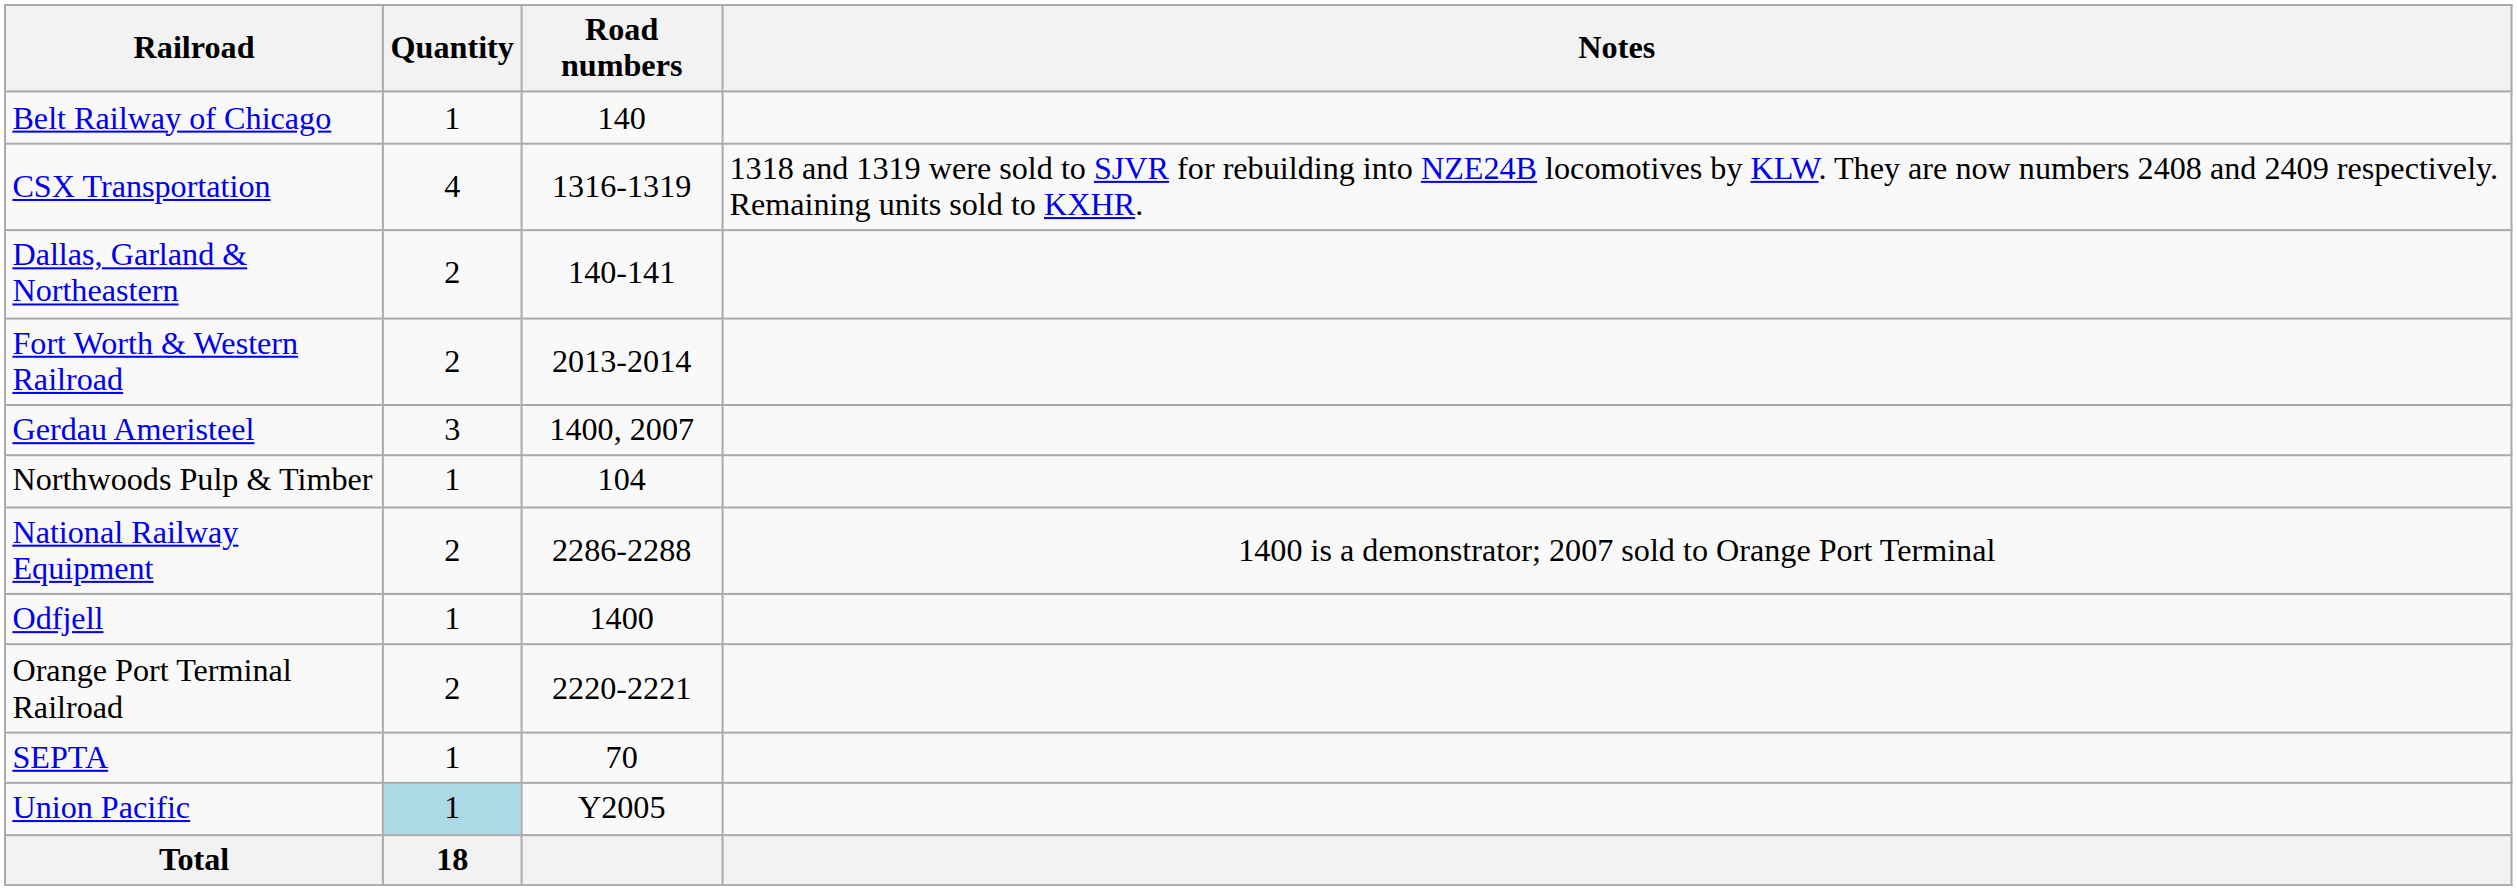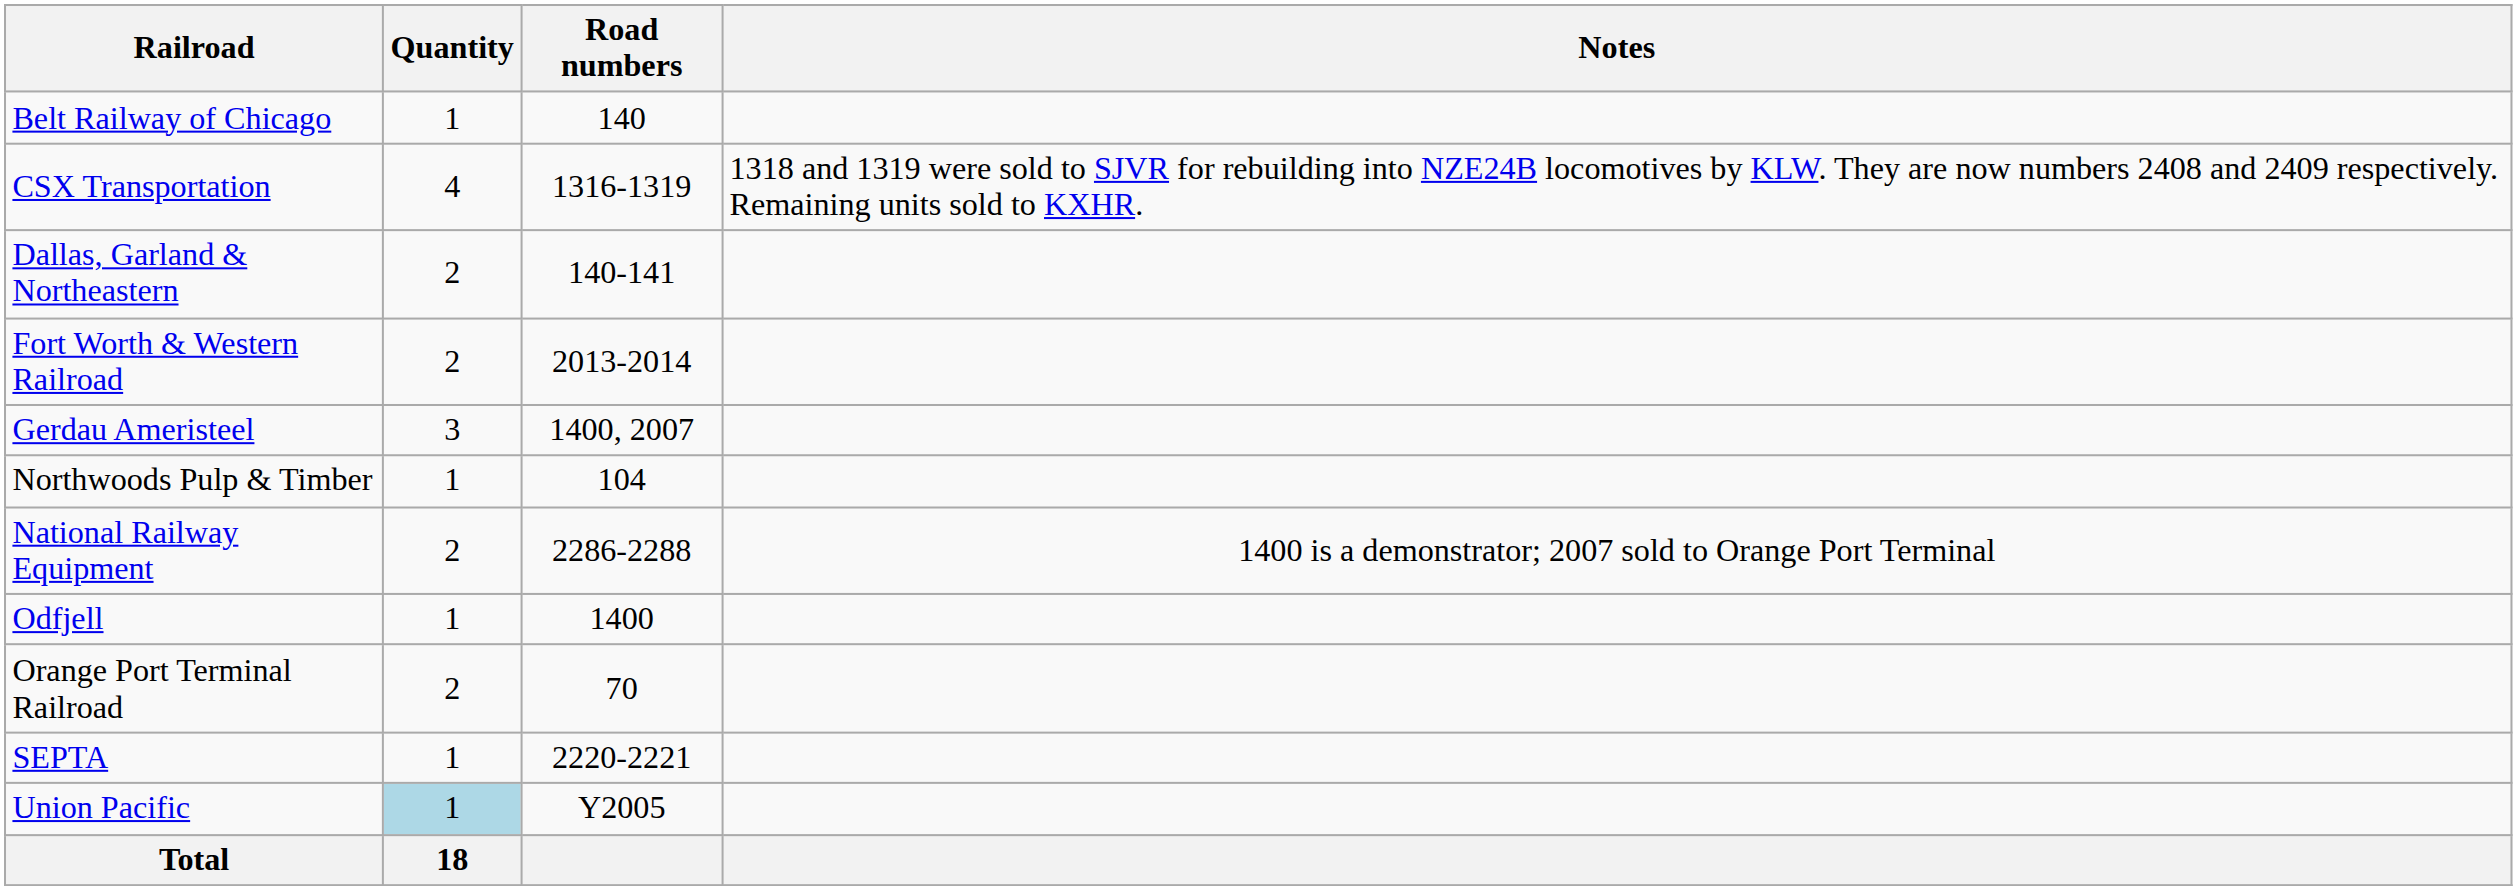(622, 688) 2220-2221 -> (622, 688) 70
(622, 757) 70 -> (622, 757) 2220-2221
